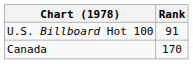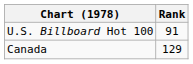(172, 49) 170 -> (172, 49) 129
